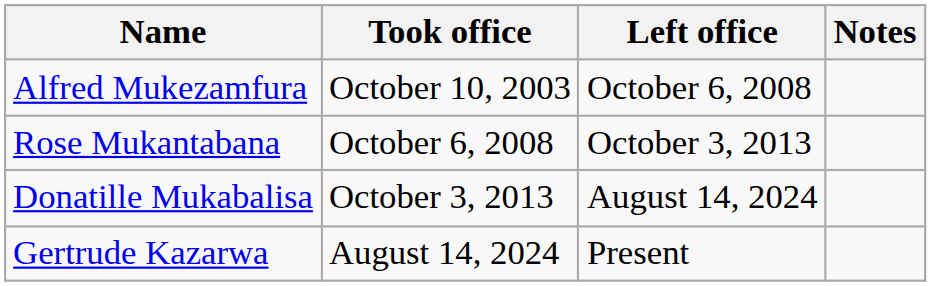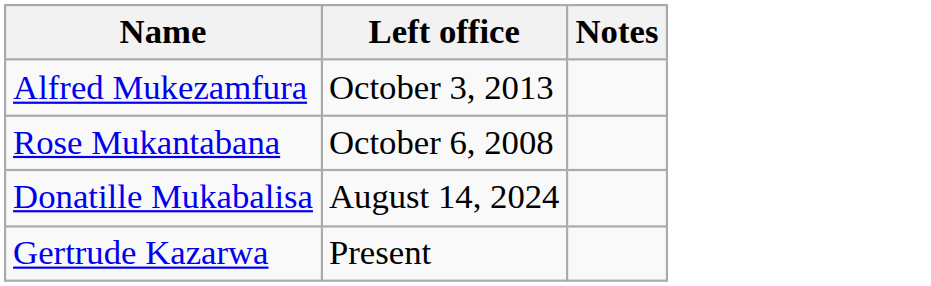- column: (450, 32)
(699, 87) October 6, 2008 -> (441, 87) October 3, 2013
(699, 142) October 3, 2013 -> (441, 142) October 6, 2008
